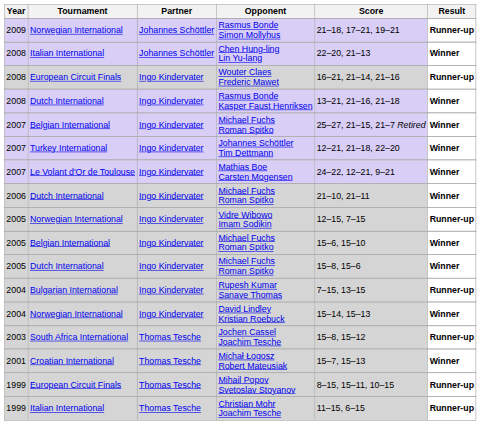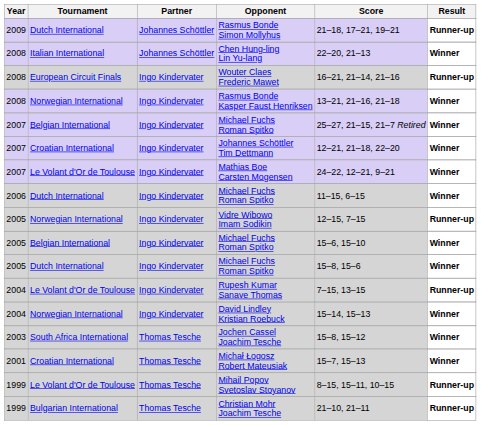(76, 30) Norwegian International -> (67, 30) Dutch International
(67, 101) Dutch International -> (76, 101) Norwegian International
(69, 149) Turkey International -> (72, 149) Croatian International
(343, 196) 21–10, 21–11 -> (341, 196) 11–15, 6–15
(74, 290) Bulgarian International -> (83, 290) Le Volant d'Or de Toulouse
(452, 338) Runner-up -> (444, 338) Winner
(76, 385) European Circuit Finals -> (83, 385) Le Volant d'Or de Toulouse
(67, 409) Italian International -> (74, 409) Bulgarian International
(341, 409) 11–15, 6–15 -> (343, 409) 21–10, 21–11
